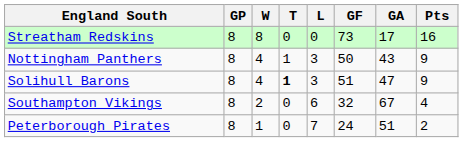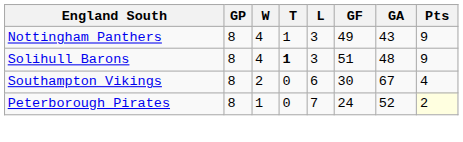- row: (81, 38)
(346, 60) 50 -> (346, 38) 49
(387, 82) 47 -> (387, 60) 48
(346, 104) 32 -> (346, 82) 30
(387, 126) 51 -> (387, 104) 52
(424, 126) no background -> (424, 104) lightyellow background
